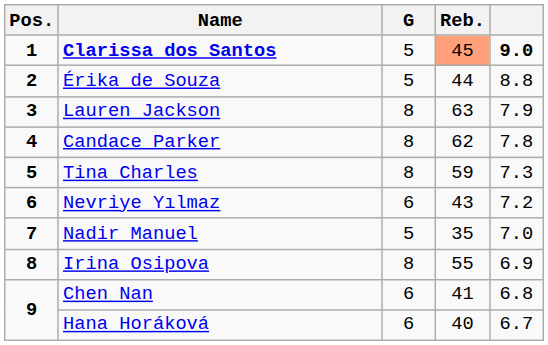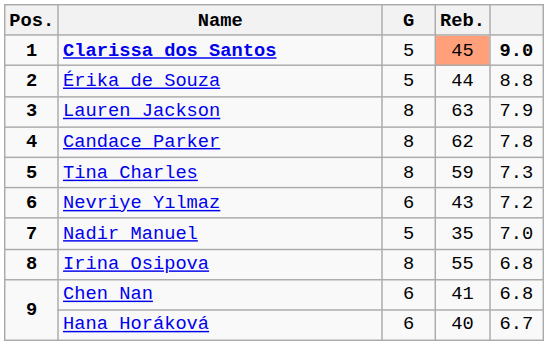(516, 264) 6.9 -> (516, 264) 6.8
